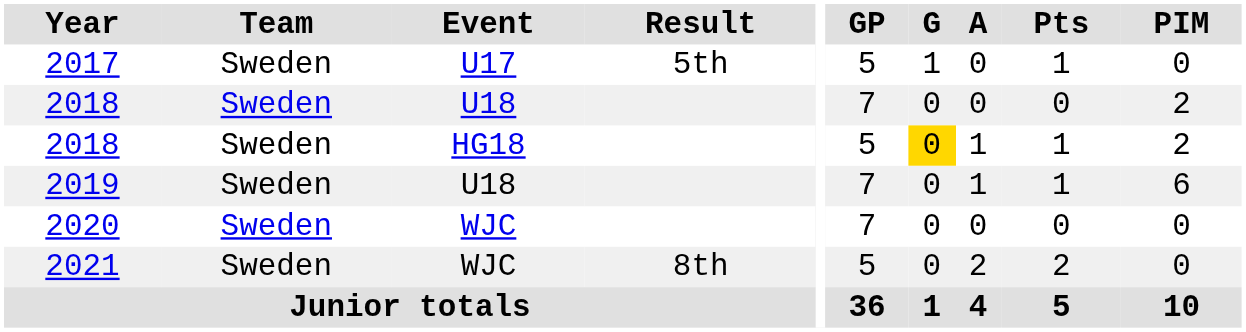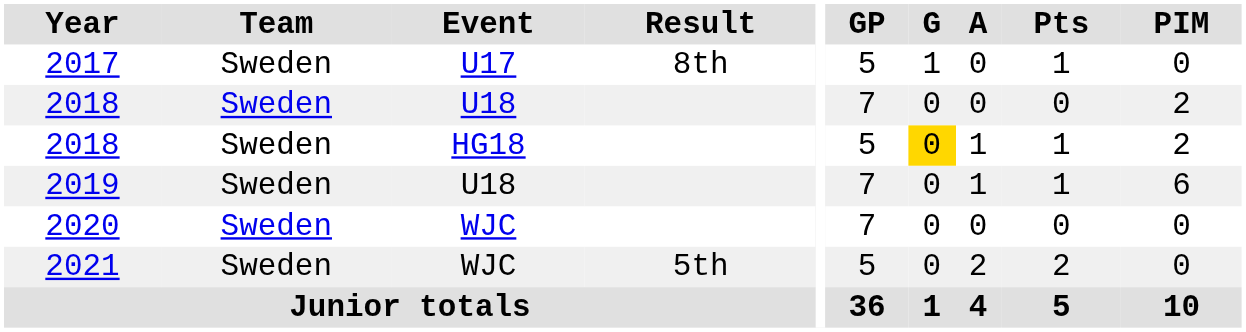(701, 65) 5th -> (701, 65) 8th
(701, 267) 8th -> (701, 267) 5th
